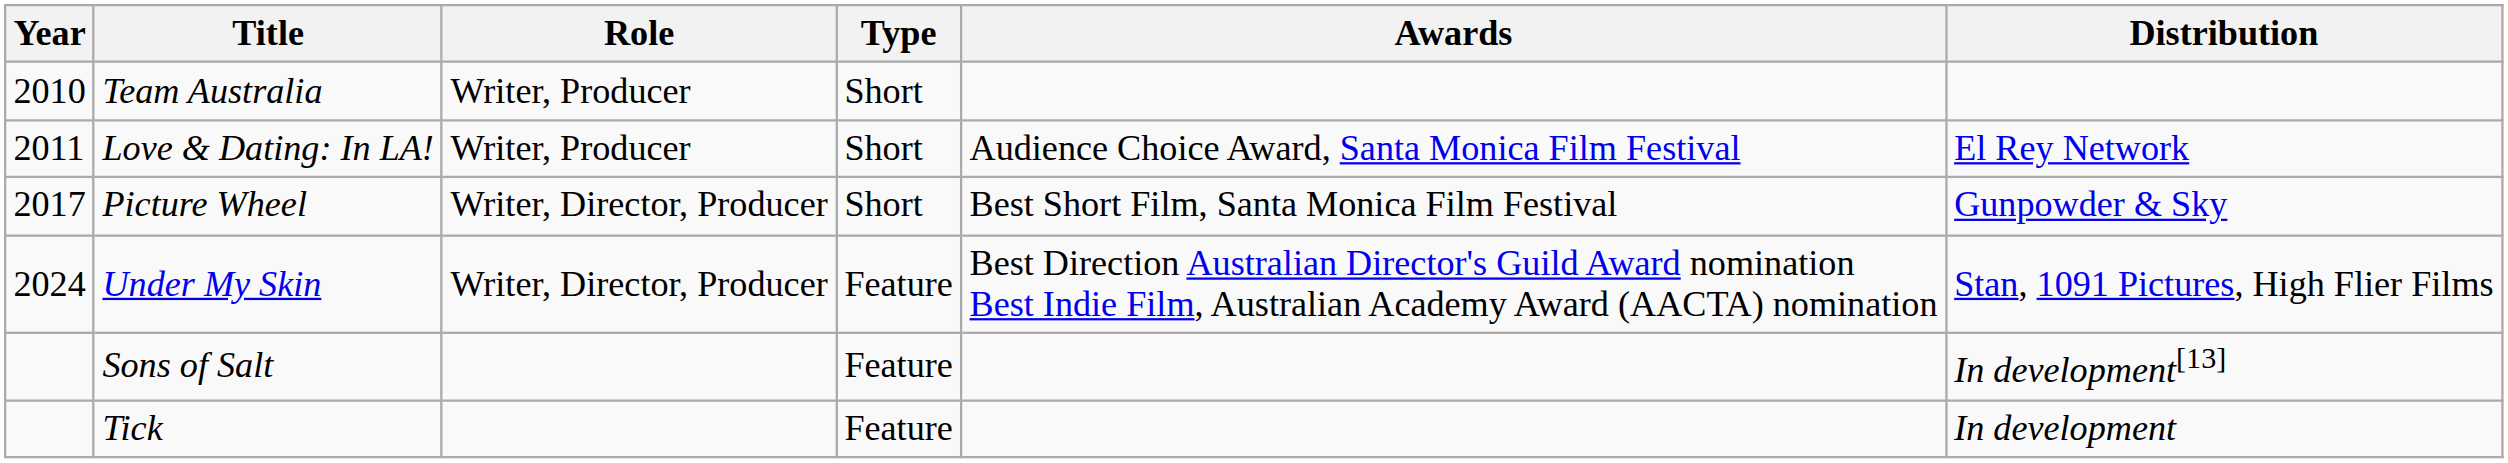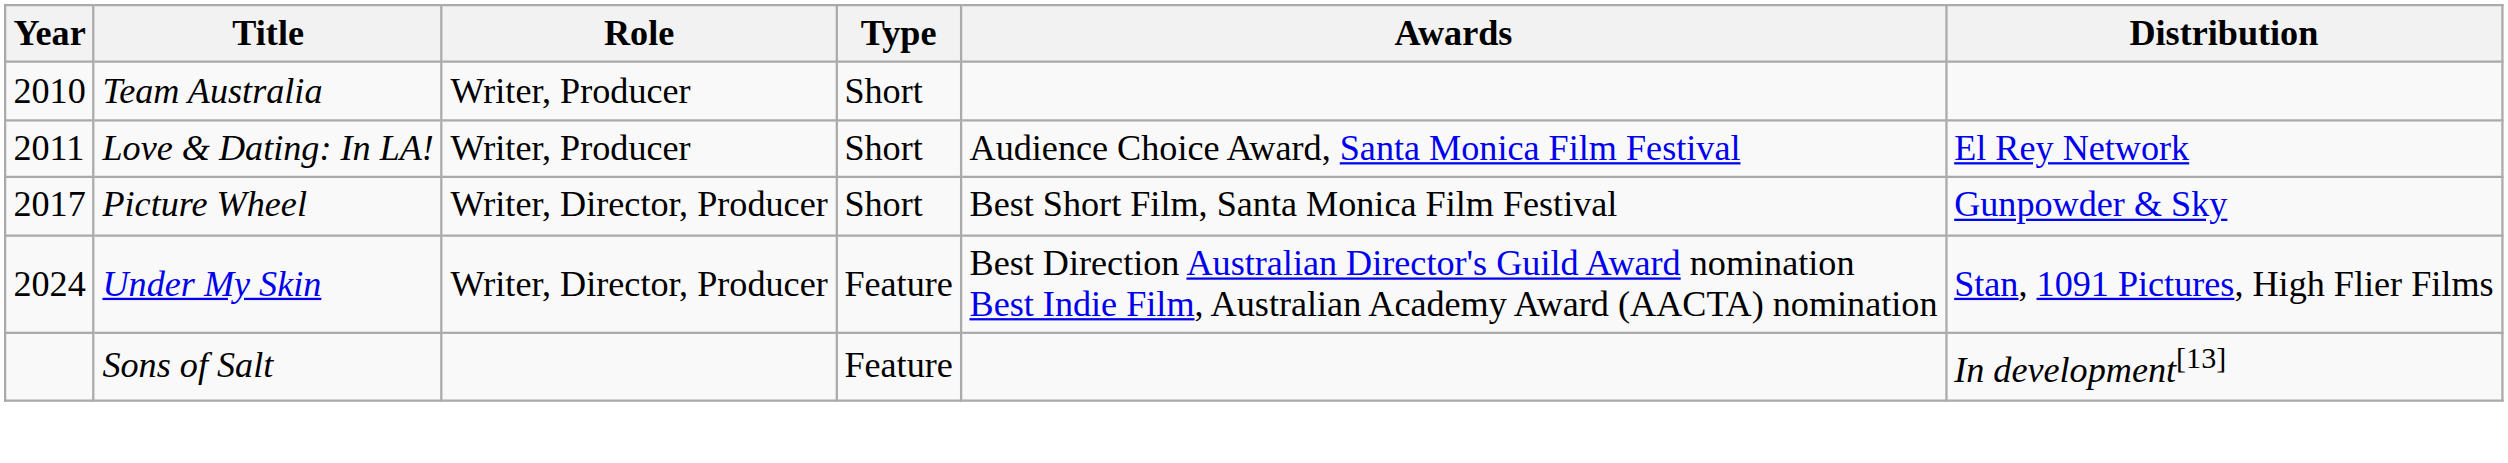- row: (133, 427)
